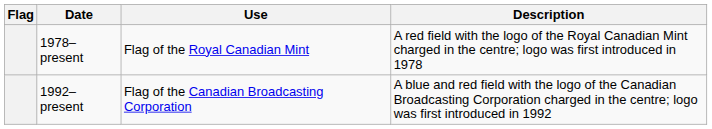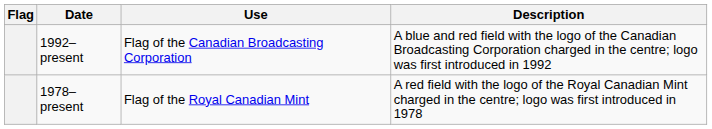rows swapped: (62, 99) <-> (62, 49)
